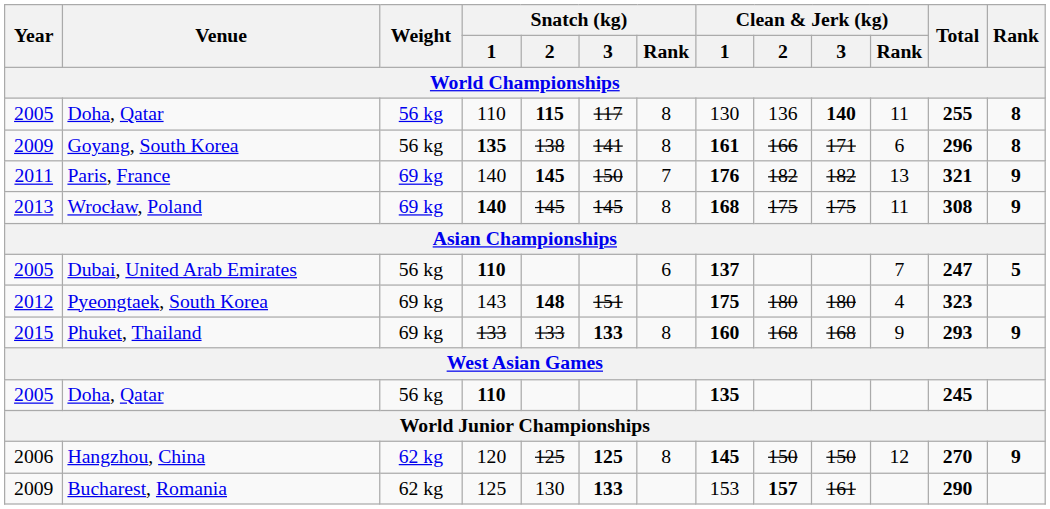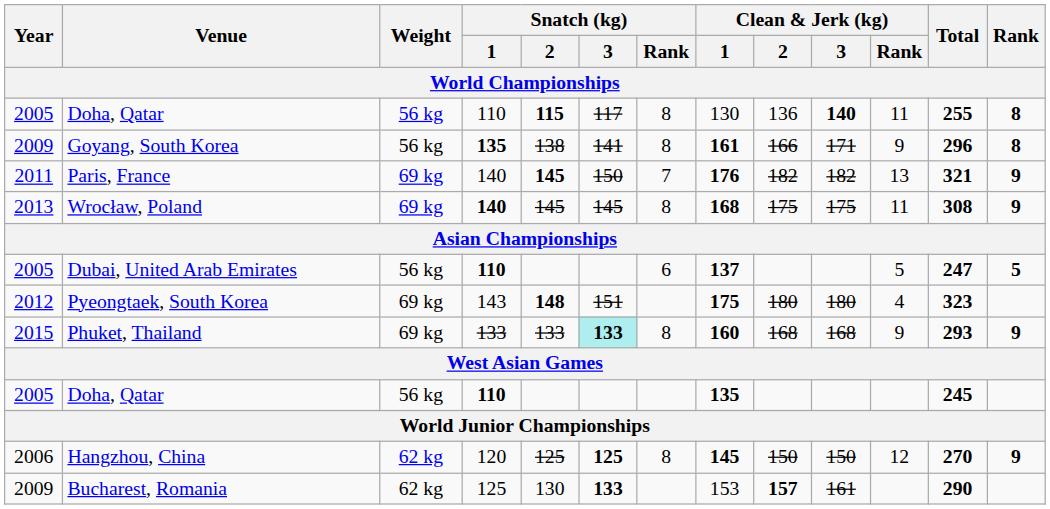(899, 144) 6 -> (899, 144) 9
(899, 269) 7 -> (899, 269) 5
(608, 332) no background -> (608, 332) paleturquoise background
